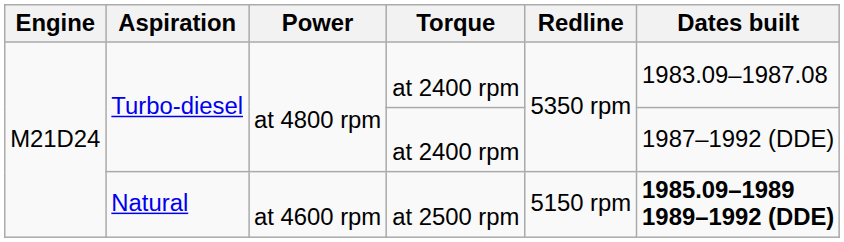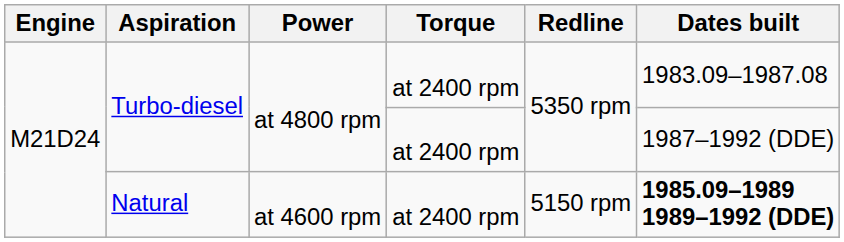(456, 217) at 2500 rpm -> (456, 217) at 2400 rpm
